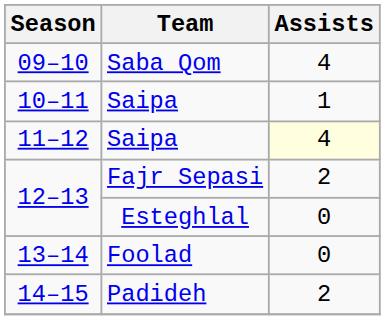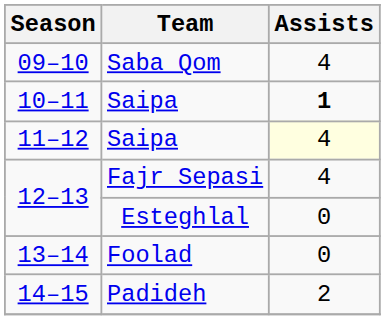(324, 101) normal -> (324, 101) bold
(324, 178) 2 -> (324, 178) 4
